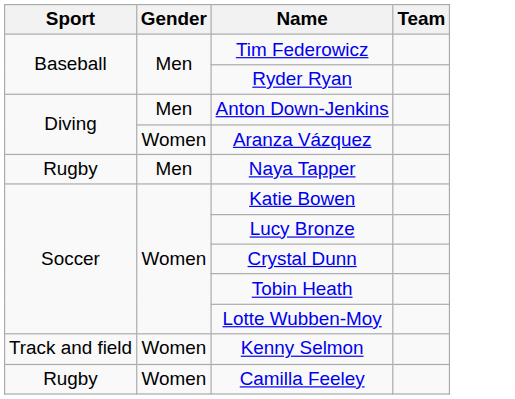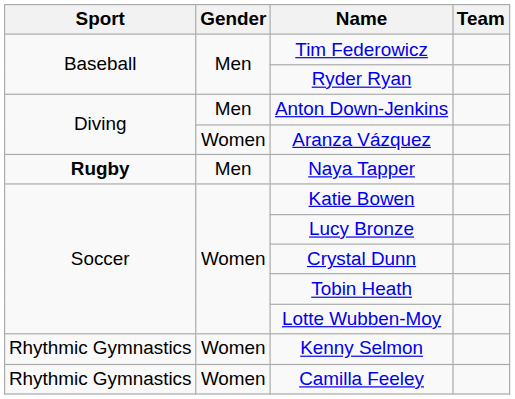(71, 169) normal -> (100, 169) bold
(71, 348) Track and field -> (100, 348) Rhythmic Gymnastics
(71, 378) Rugby -> (100, 378) Rhythmic Gymnastics
